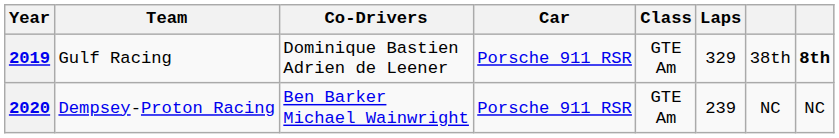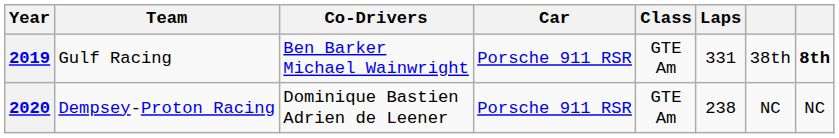(371, 58) Dominique Bastien Adrien de Leener -> (376, 58) Ben Barker Michael Wainwright
(721, 58) 329 -> (721, 58) 331
(376, 108) Ben Barker Michael Wainwright -> (371, 108) Dominique Bastien Adrien de Leener
(721, 108) 239 -> (721, 108) 238
